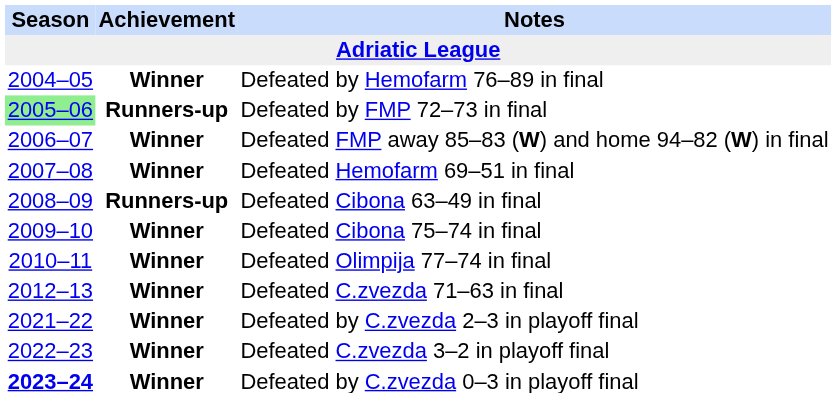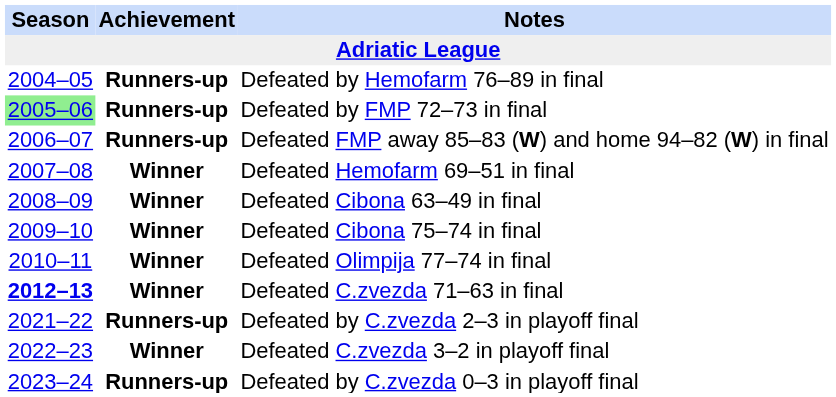(167, 80) Winner -> (167, 80) Runners-up
(167, 140) Winner -> (167, 140) Runners-up
(167, 200) Runners-up -> (167, 200) Winner
(50, 291) normal -> (50, 291) bold
(167, 321) Winner -> (167, 321) Runners-up
(50, 381) bold -> (50, 381) normal
(167, 381) Winner -> (167, 381) Runners-up
